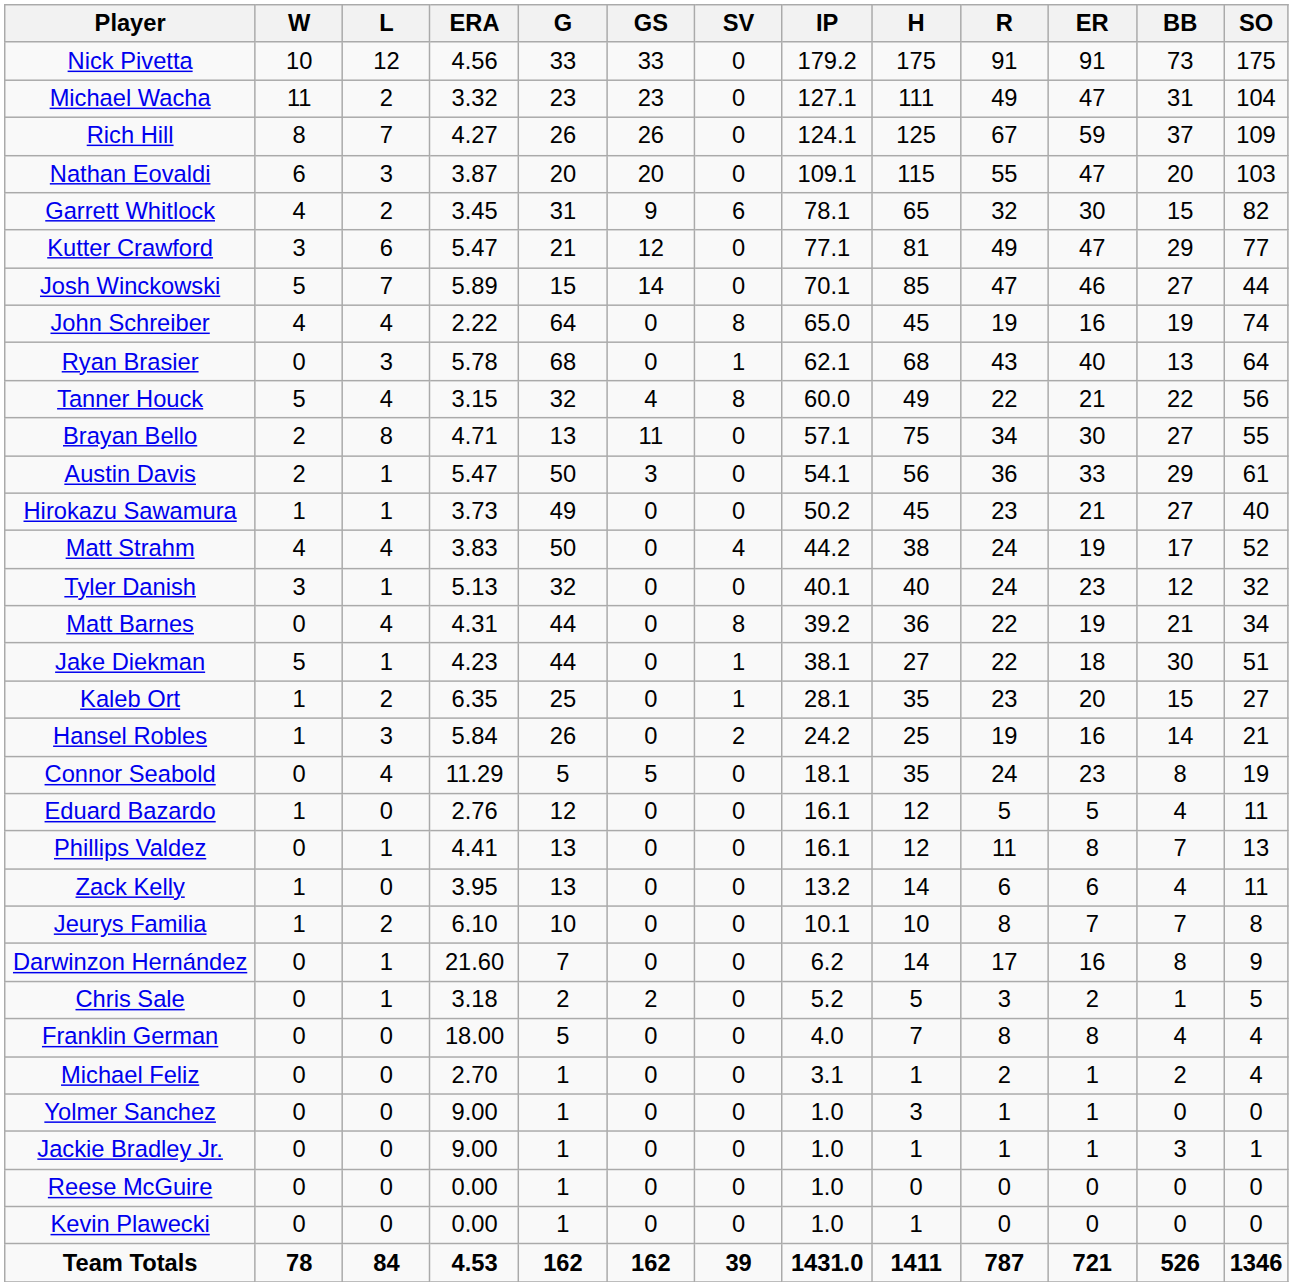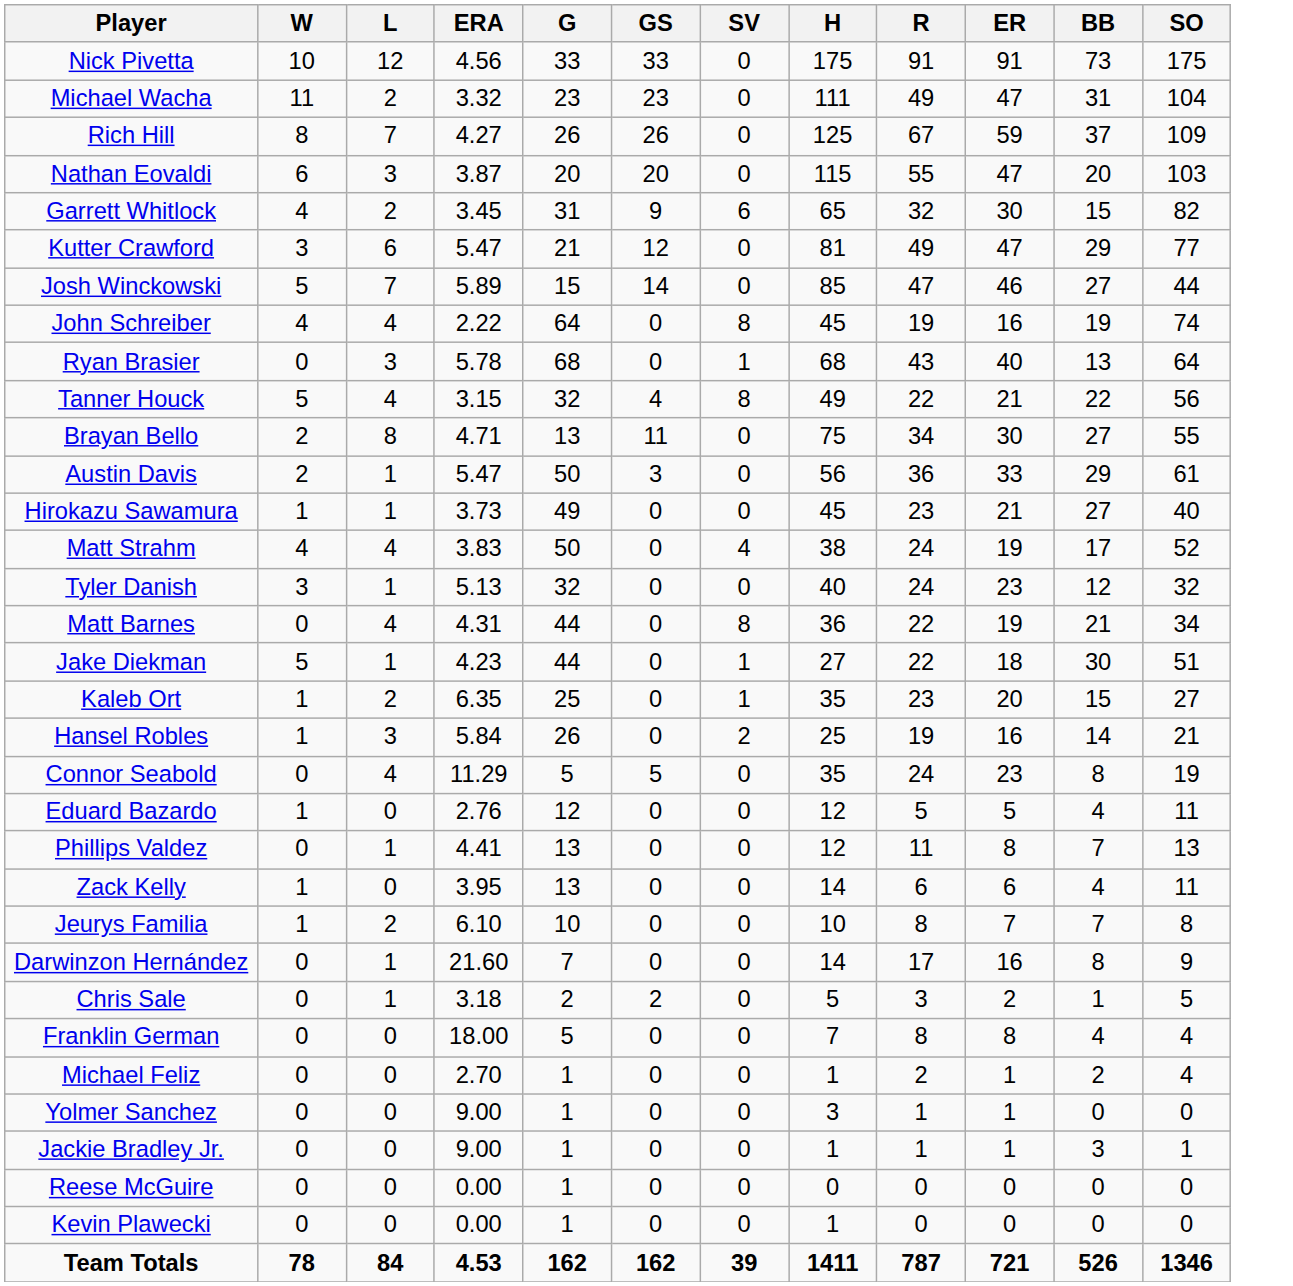- column: (827, 23)
